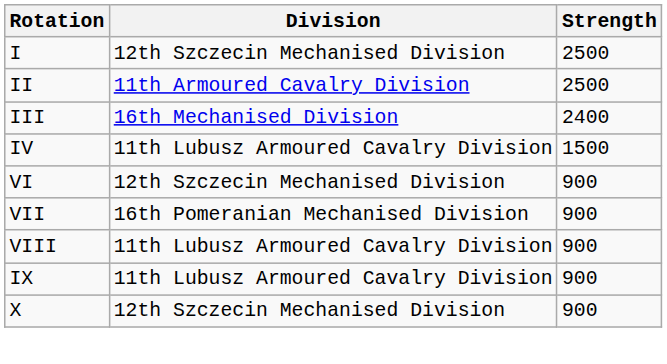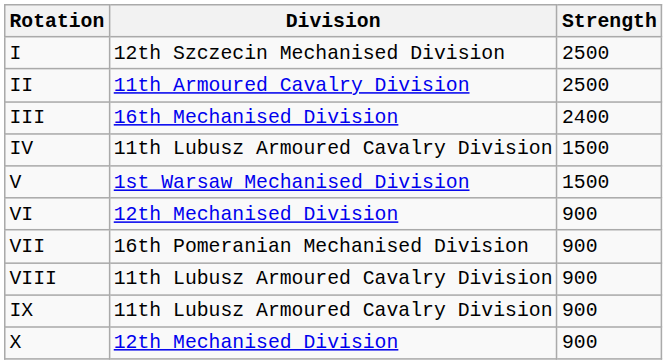+ row: (15, 182)
(309, 182) 12th Szczecin Mechanised Division -> (256, 214) 12th Mechanised Division
(309, 311) 12th Szczecin Mechanised Division -> (256, 343) 12th Mechanised Division
